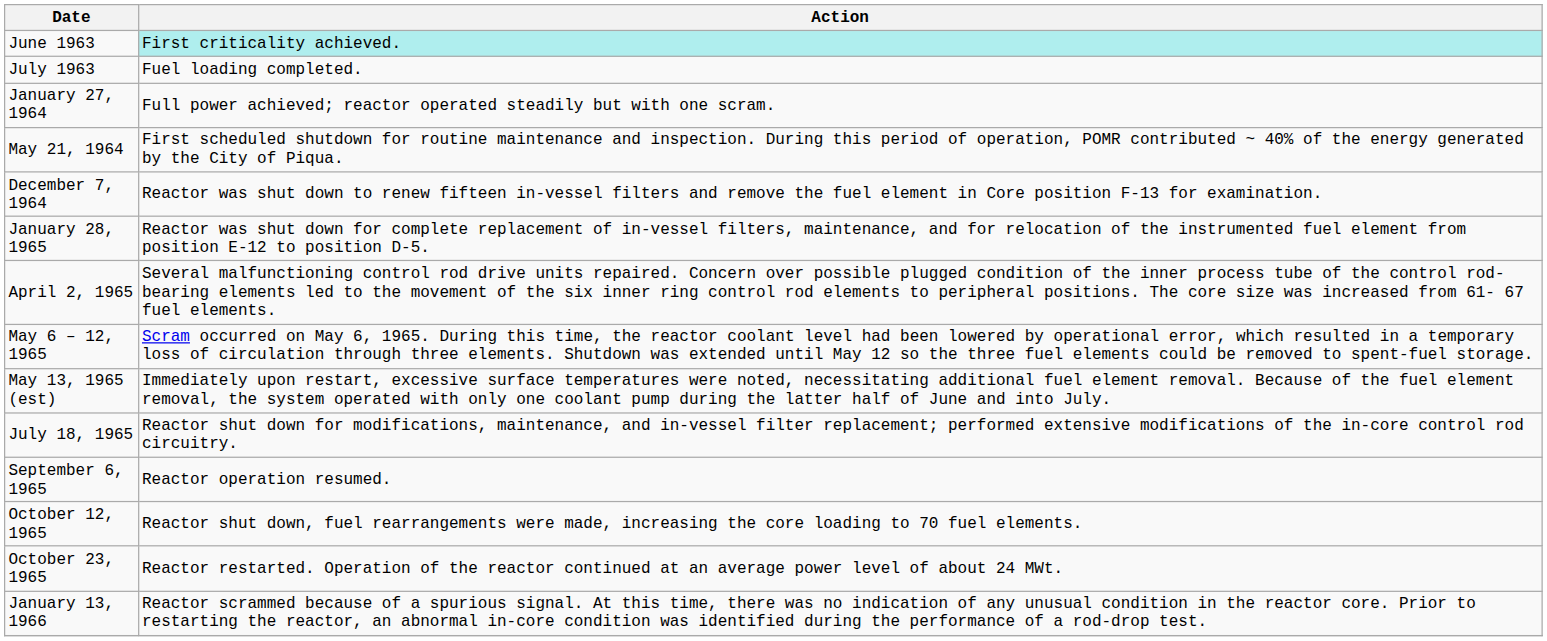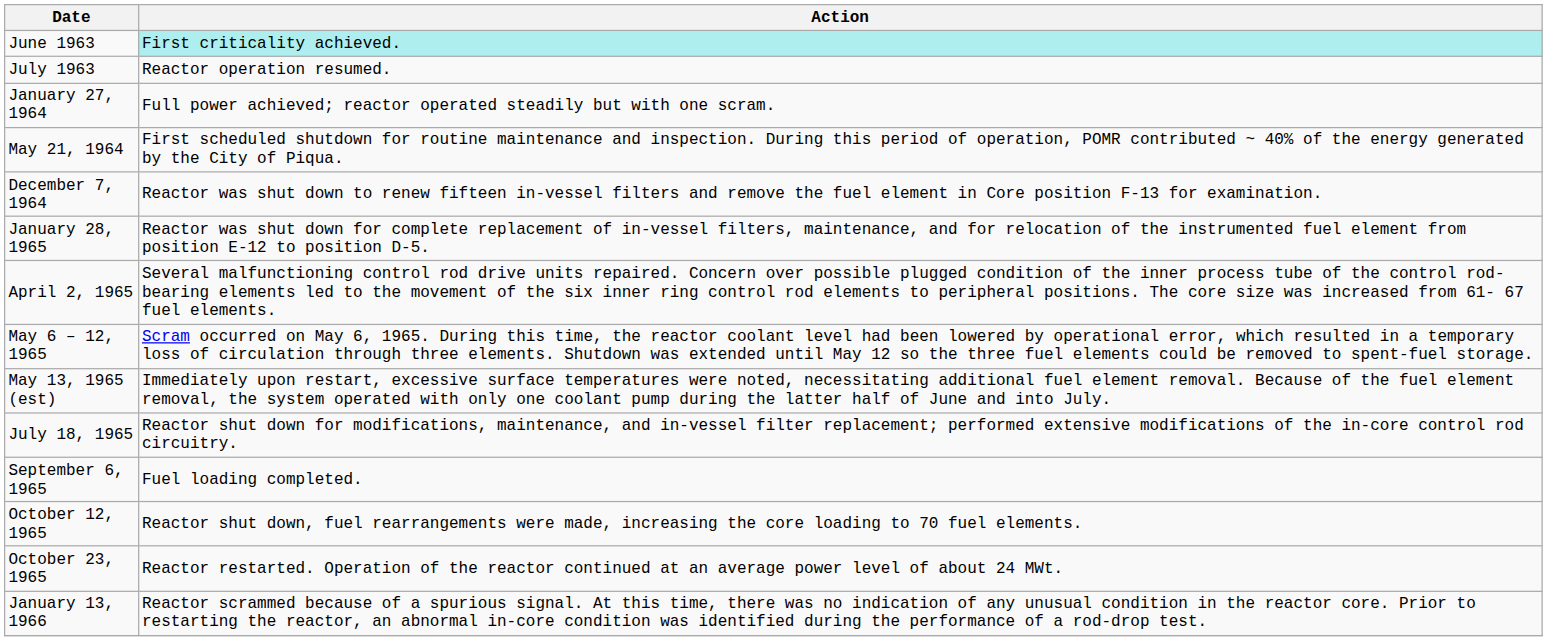(252, 70) Fuel loading completed. -> (267, 70) Reactor operation resumed.
(267, 480) Reactor operation resumed. -> (252, 480) Fuel loading completed.
